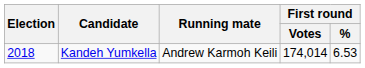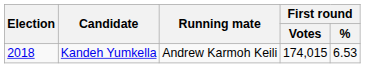(305, 53) 174,014 -> (305, 53) 174,015
